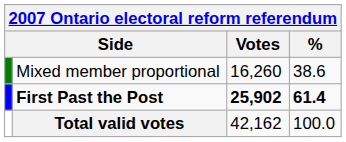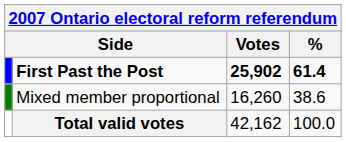rows swapped: (90, 97) <-> (118, 71)
